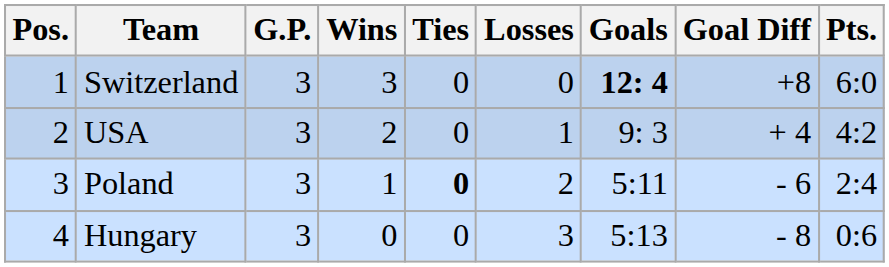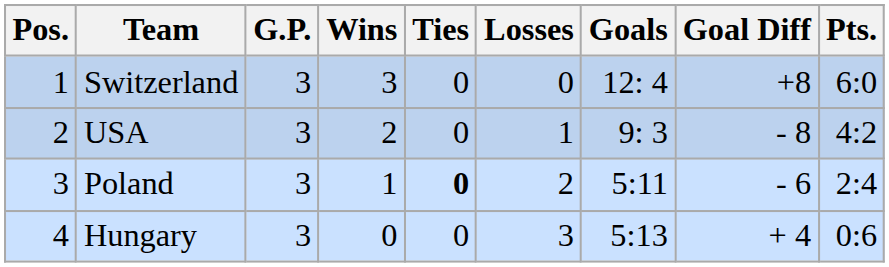(634, 81) bold -> (635, 81) normal
(790, 132) + 4 -> (794, 132) - 8
(794, 235) - 8 -> (790, 235) + 4
